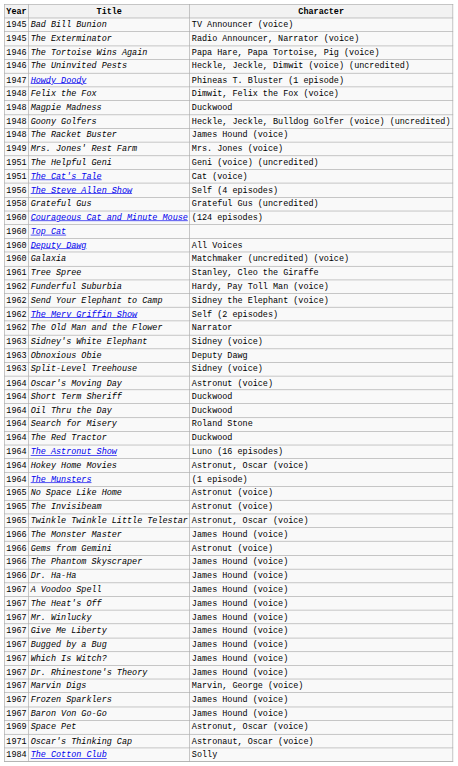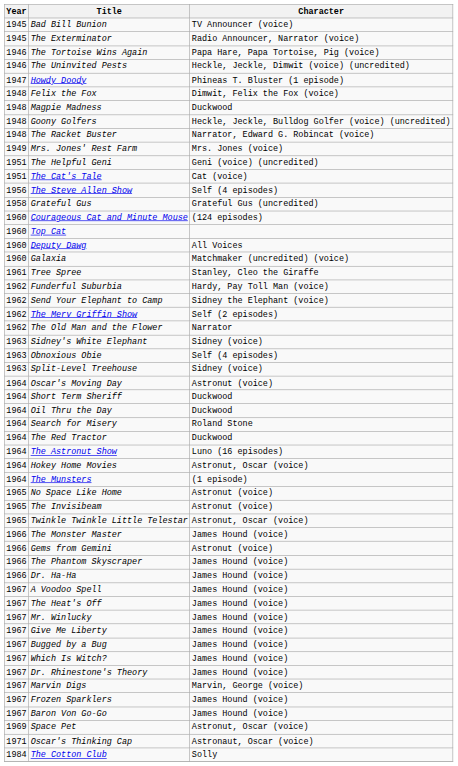(240, 135) James Hound (voice) -> (283, 135) Narrator, Edward G. Robincat (voice)
(220, 356) Deputy Dawg -> (235, 356) Self (4 episodes)
